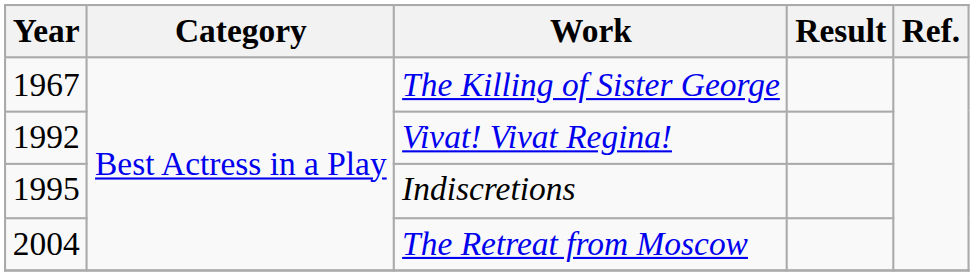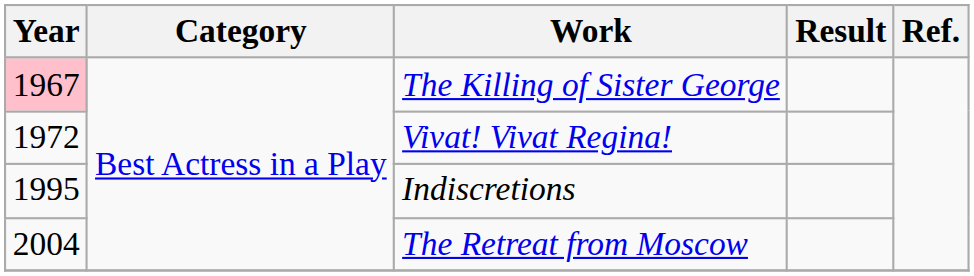(46, 84) no background -> (46, 84) pink background
(46, 137) 1992 -> (46, 137) 1972
